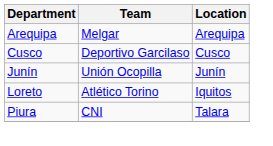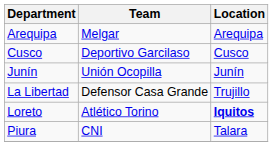+ row: (38, 92)
(213, 92) normal -> (234, 111) bold
